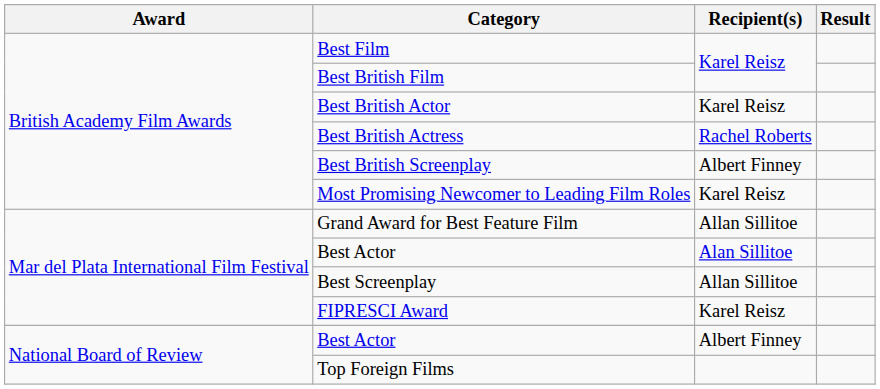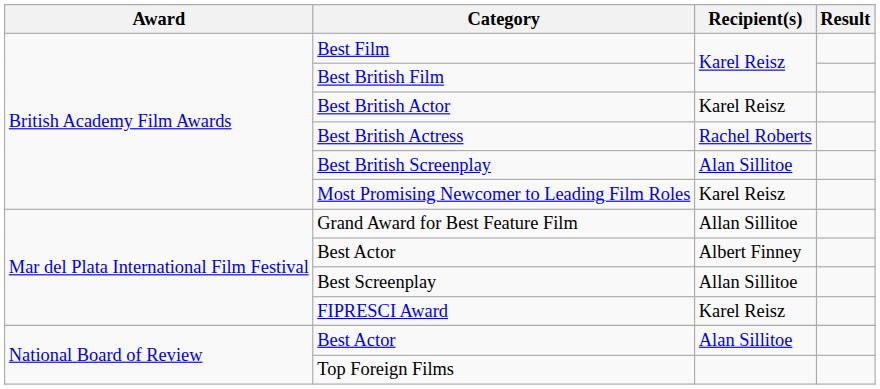(750, 164) Albert Finney -> (746, 164) Alan Sillitoe
(746, 252) Alan Sillitoe -> (750, 252) Albert Finney
(750, 340) Albert Finney -> (746, 340) Alan Sillitoe
